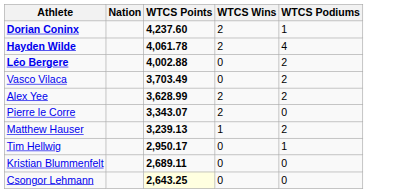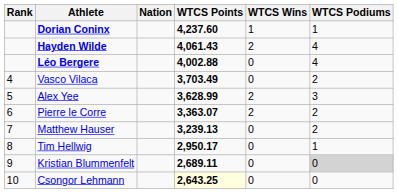+ column: (20, 12)
(220, 29) 2 -> (251, 29) 1
(167, 46) 4,061.78 -> (197, 46) 4,061.43
(284, 63) 2 -> (315, 63) 4
(284, 96) 2 -> (315, 96) 3
(167, 113) 3,343.07 -> (197, 113) 3,363.07
(284, 113) 0 -> (315, 113) 2
(220, 130) 1 -> (251, 130) 0
(284, 163) no background -> (315, 163) lightgrey background
